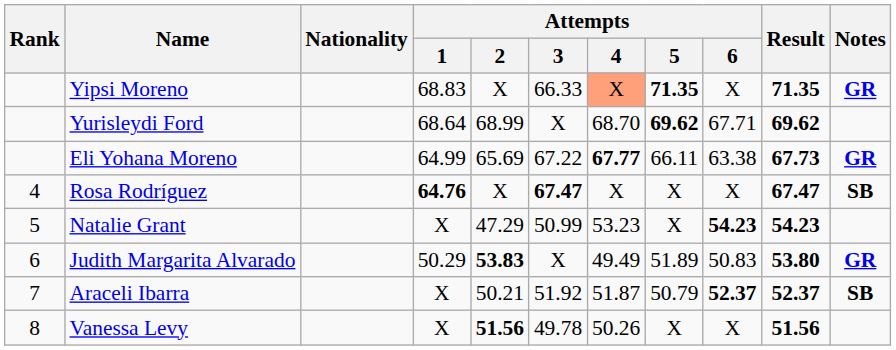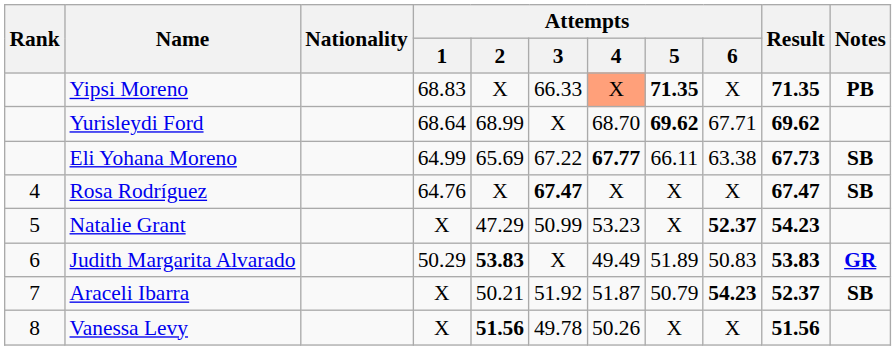(860, 89) GR -> (860, 89) PB
(860, 157) GR -> (860, 157) SB
(442, 191) bold -> (442, 191) normal
(732, 225) 54.23 -> (732, 225) 52.37
(796, 259) 53.80 -> (796, 259) 53.83
(732, 293) 52.37 -> (732, 293) 54.23
